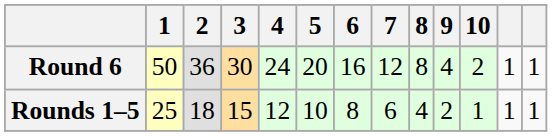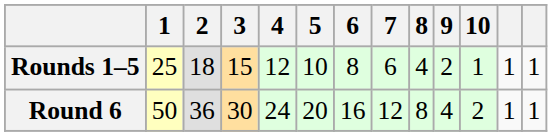rows swapped: (75, 109) <-> (75, 67)
